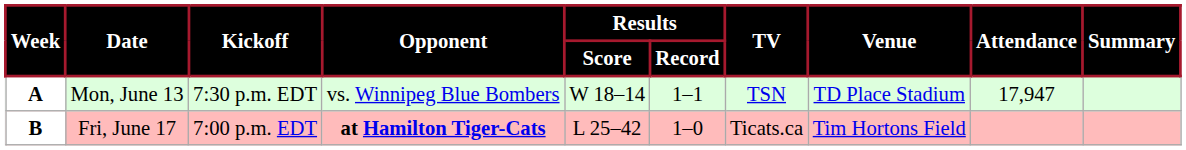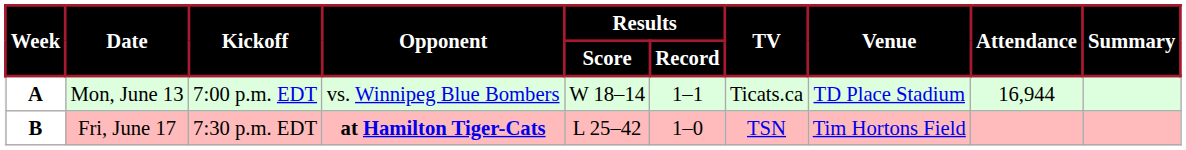(255, 93) 7:30 p.m. EDT -> (255, 93) 7:00 p.m. EDT
(767, 93) TSN -> (767, 93) Ticats.ca
(1027, 93) 17,947 -> (1027, 93) 16,944
(255, 128) 7:00 p.m. EDT -> (255, 128) 7:30 p.m. EDT
(767, 128) Ticats.ca -> (767, 128) TSN
